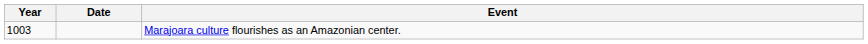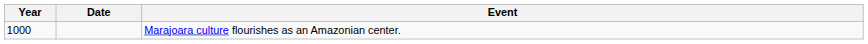(19, 30) 1003 -> (19, 30) 1000
